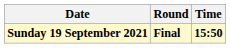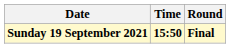columns swapped: (208, 14) <-> (171, 14)
